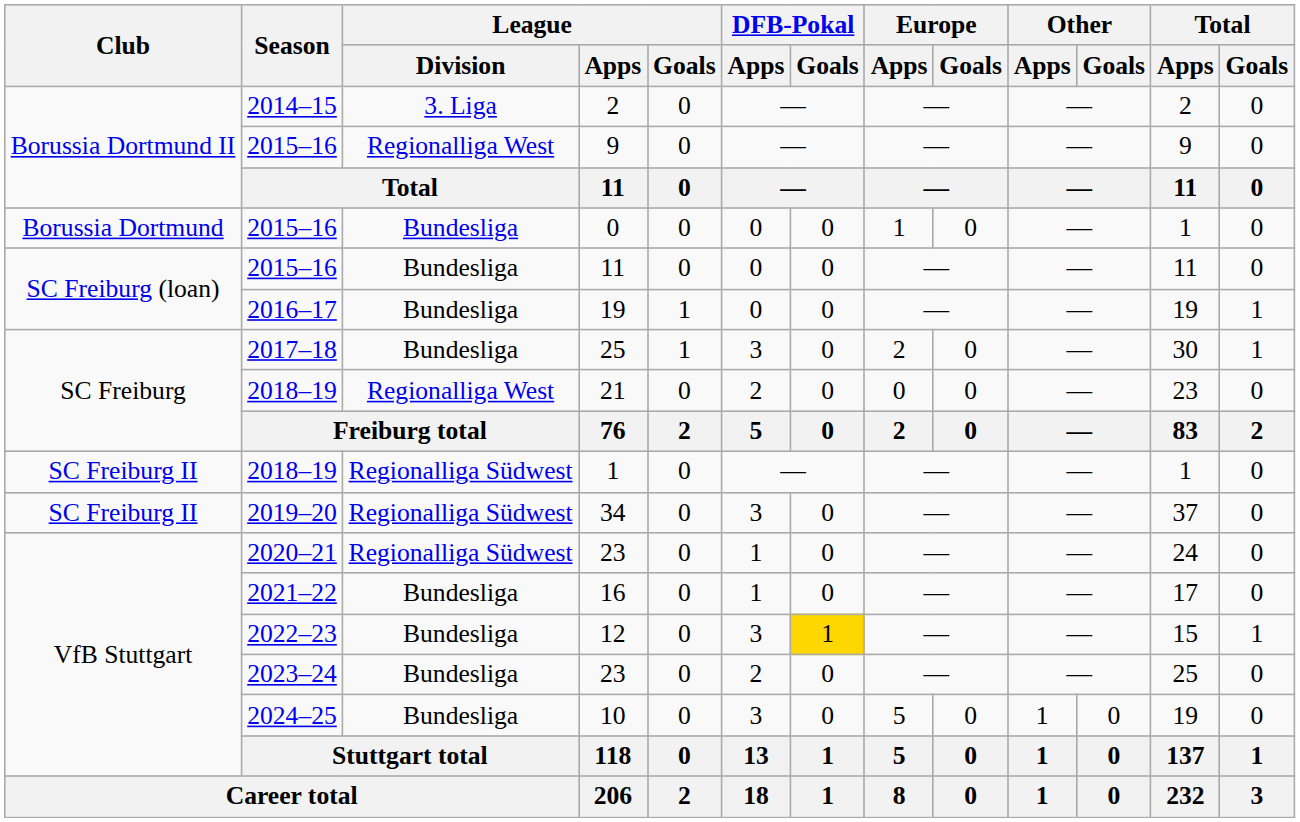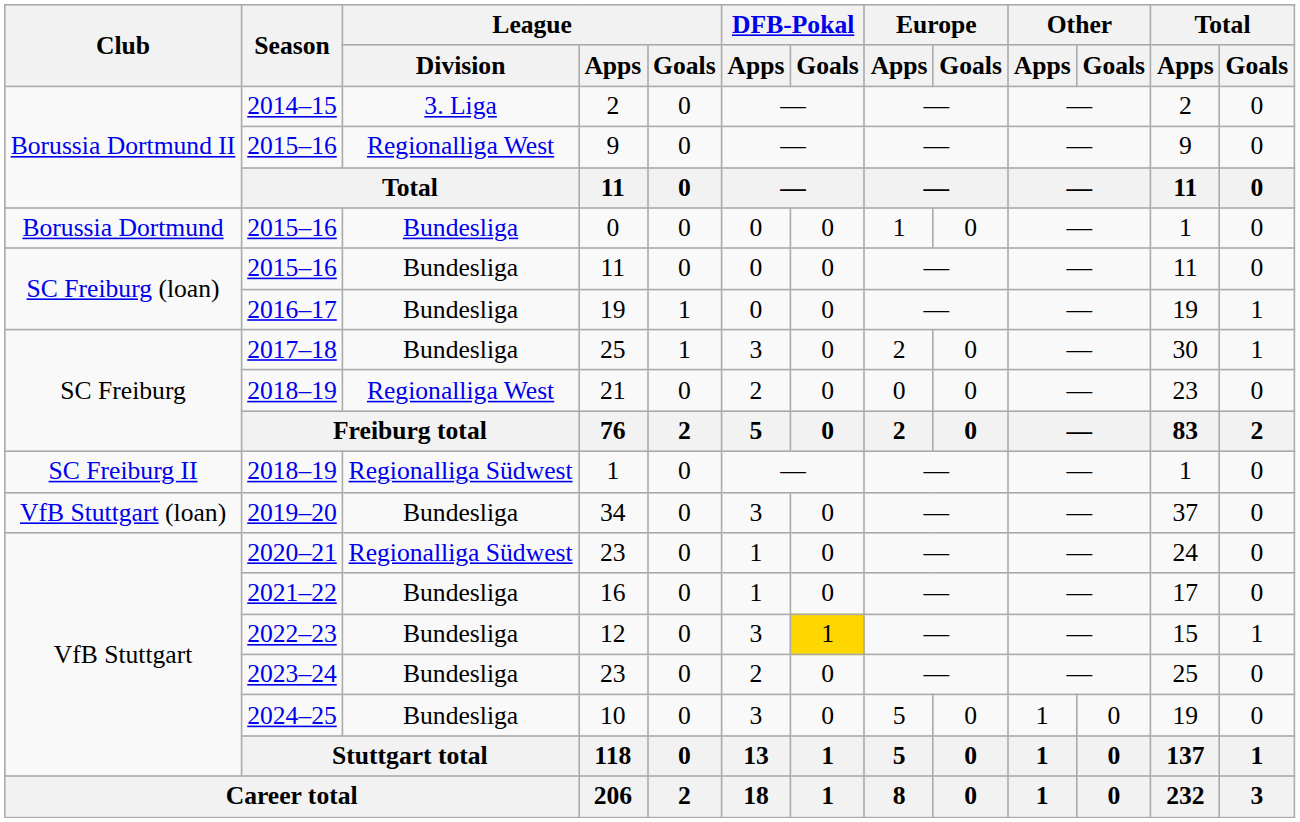(123, 512) SC Freiburg II -> (123, 512) VfB Stuttgart (loan)
(461, 512) Regionalliga Südwest -> (461, 512) Bundesliga
